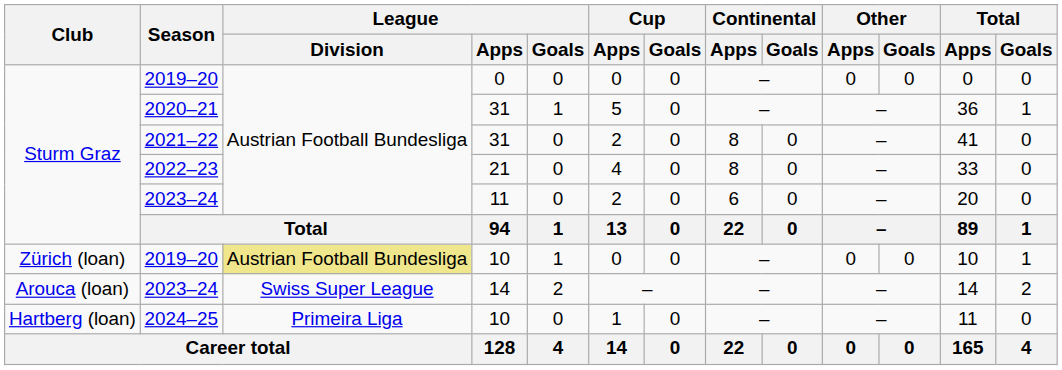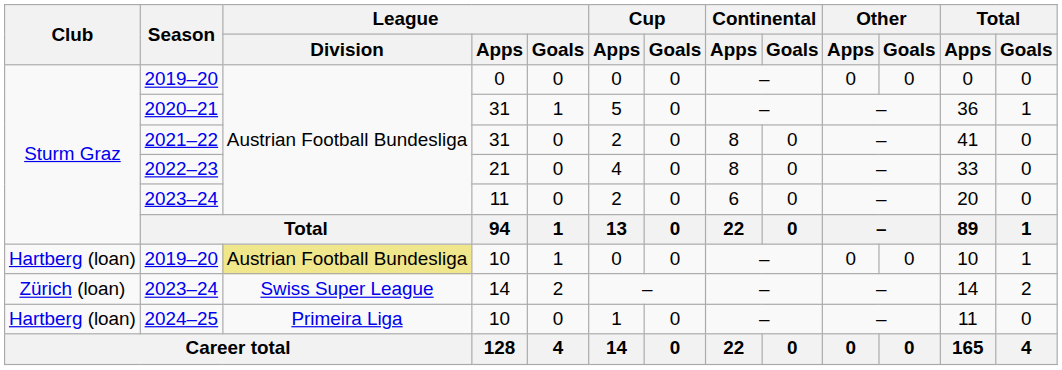(72, 259) Zürich (loan) -> (72, 259) Hartberg (loan)
(72, 288) Arouca (loan) -> (72, 288) Zürich (loan)
